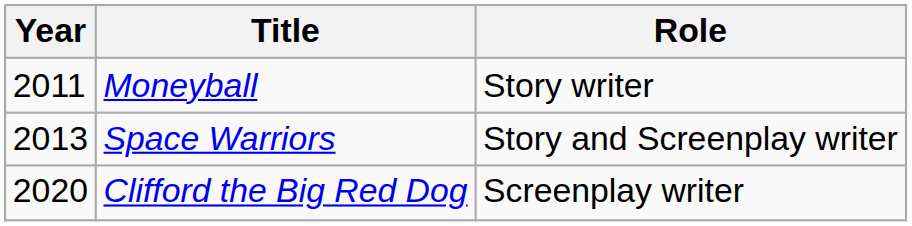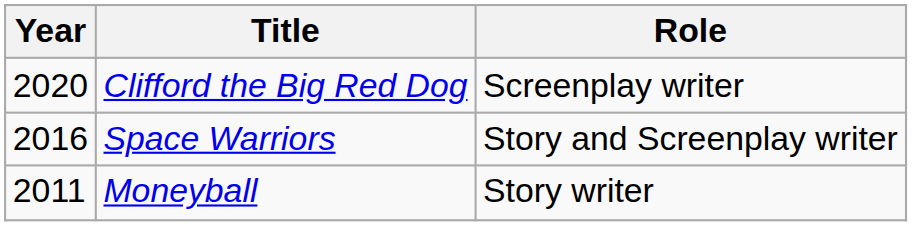rows swapped: (180, 84) <-> (286, 191)
(50, 138) 2013 -> (50, 138) 2016
